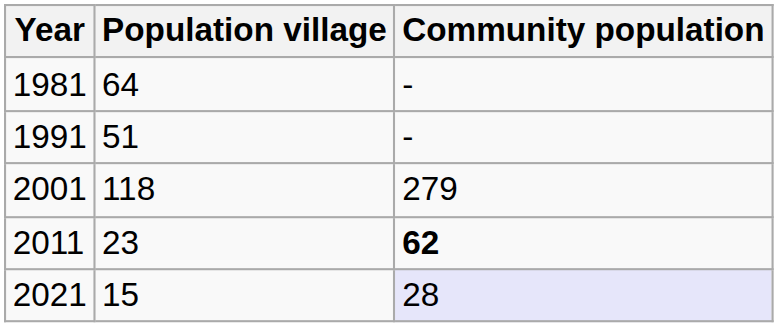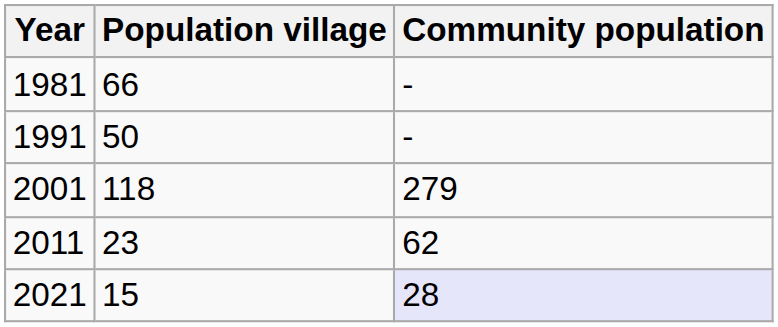(121, 83) 64 -> (121, 83) 66
(121, 136) 51 -> (121, 136) 50
(421, 242) bold -> (421, 242) normal
